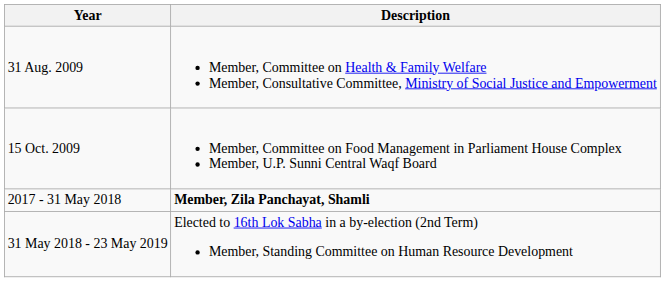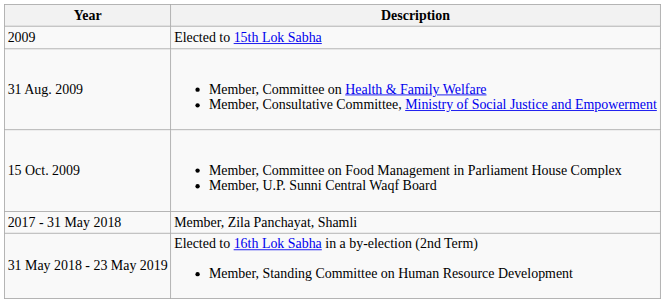+ row: (22, 37)
(272, 200) bold -> (266, 222) normal
